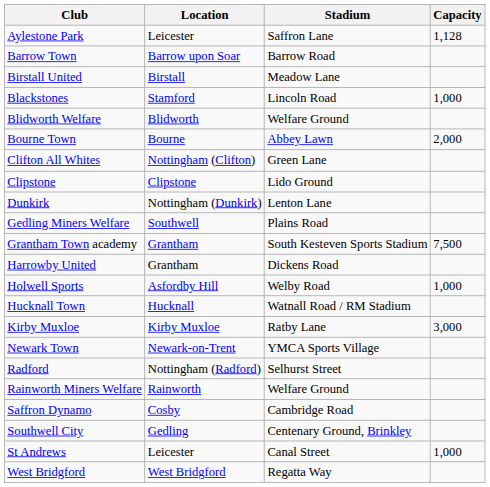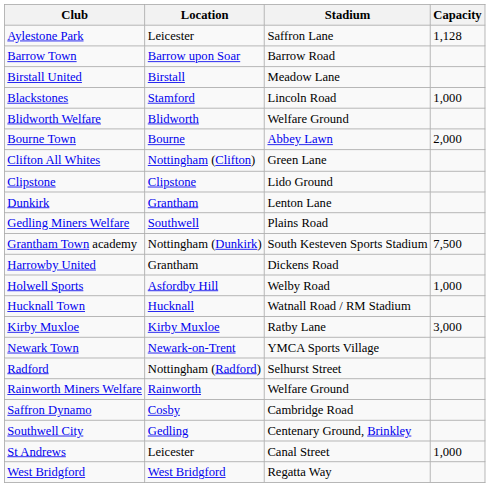(205, 202) Nottingham (Dunkirk) -> (173, 202) Grantham
(173, 243) Grantham -> (205, 243) Nottingham (Dunkirk)
